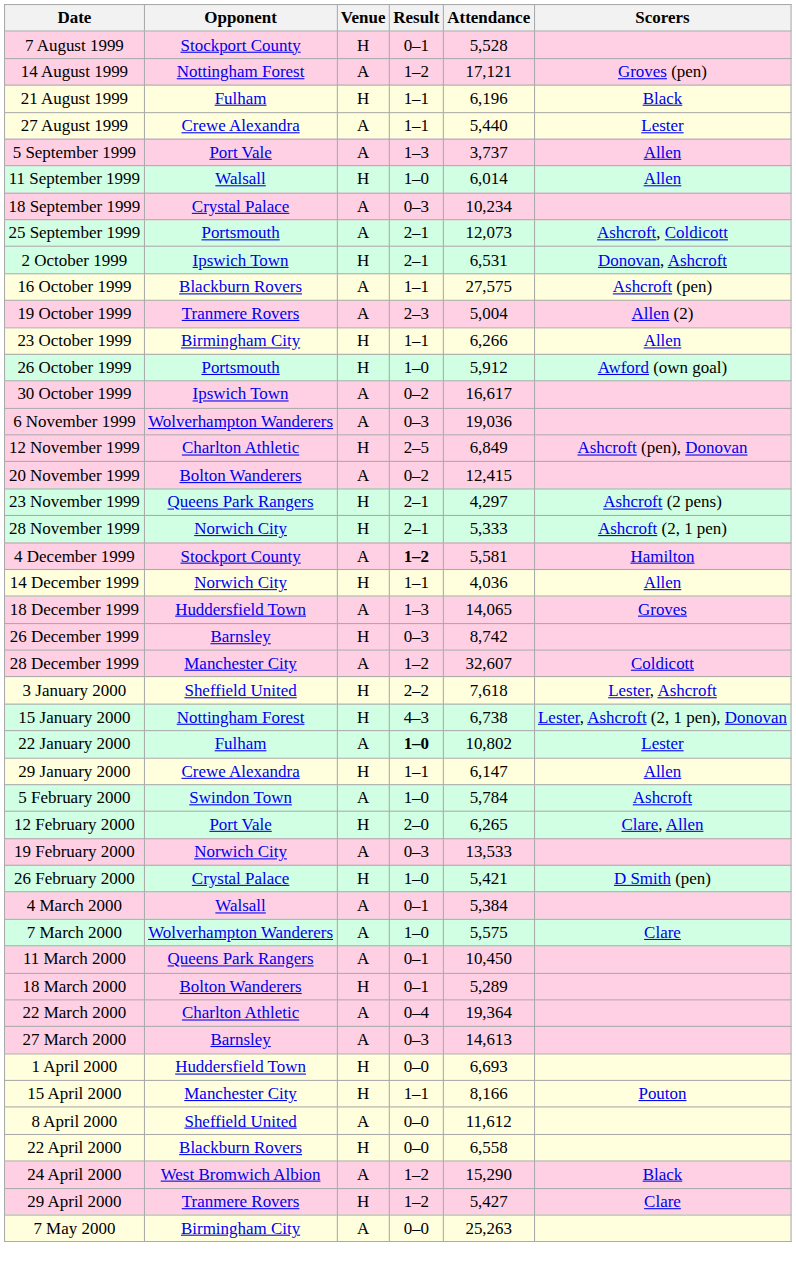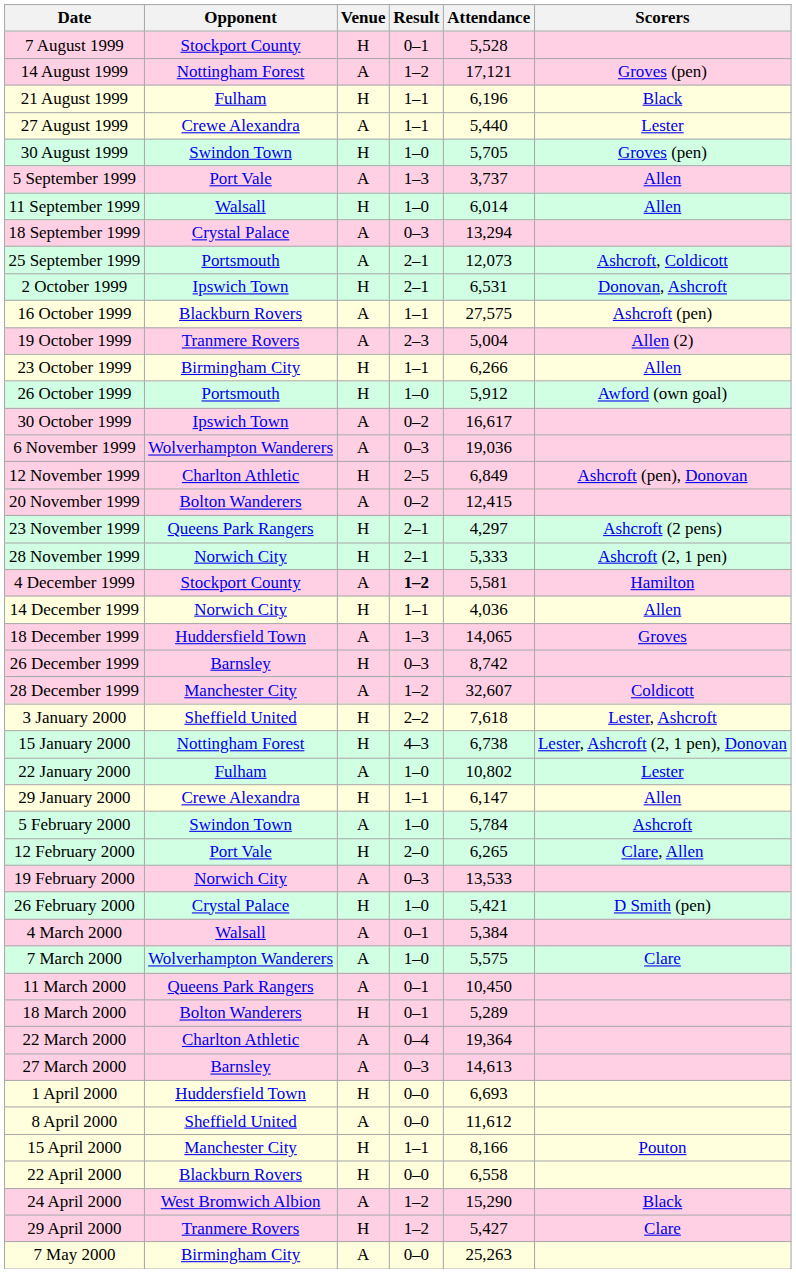+ row: (74, 152)
(489, 206) 10,234 -> (489, 233) 13,294
(416, 744) bold -> (416, 771) normal
rows swapped: (74, 1120) <-> (74, 1093)
